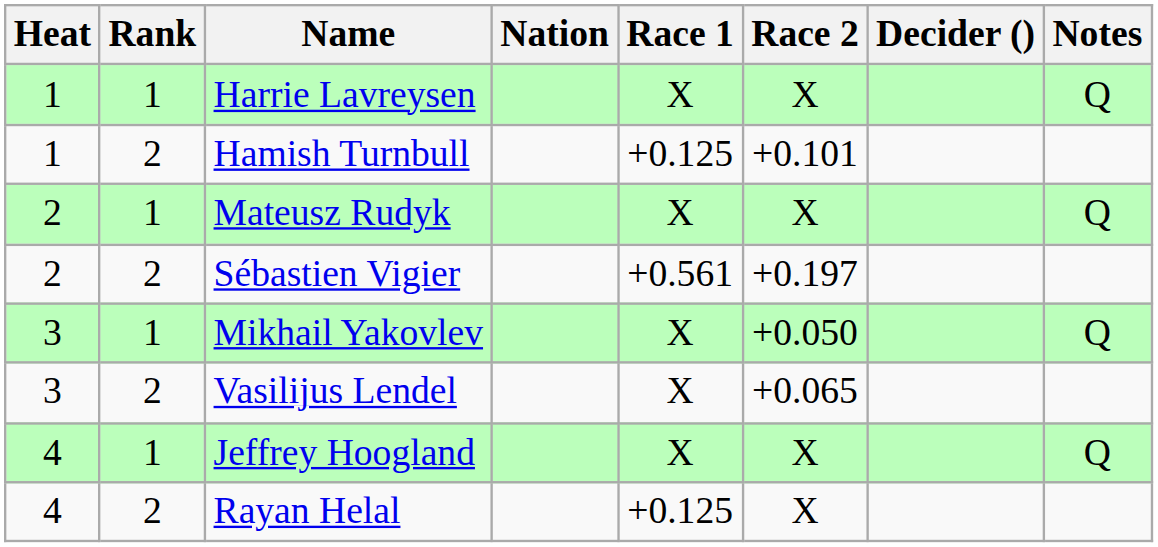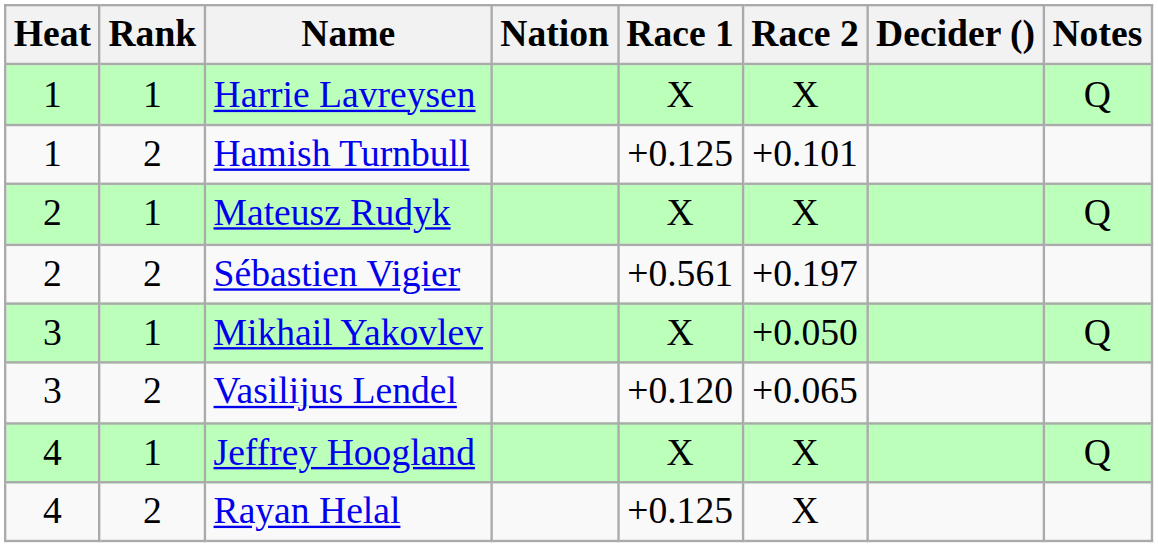(680, 392) X -> (680, 392) +0.120
